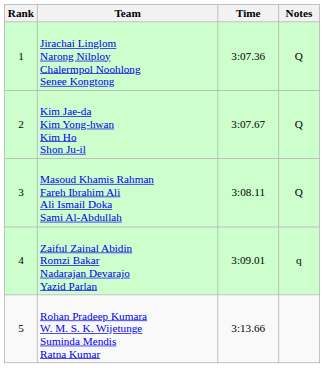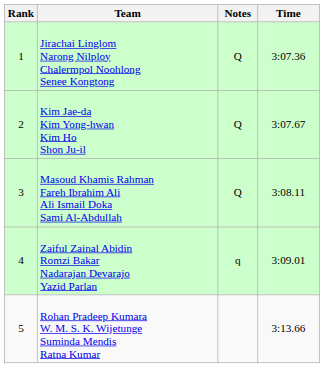columns swapped: (248, 13) <-> (299, 13)
